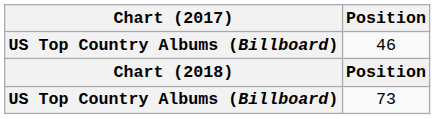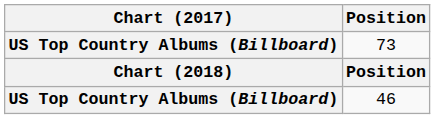rows swapped: (386, 45) <-> (386, 100)
